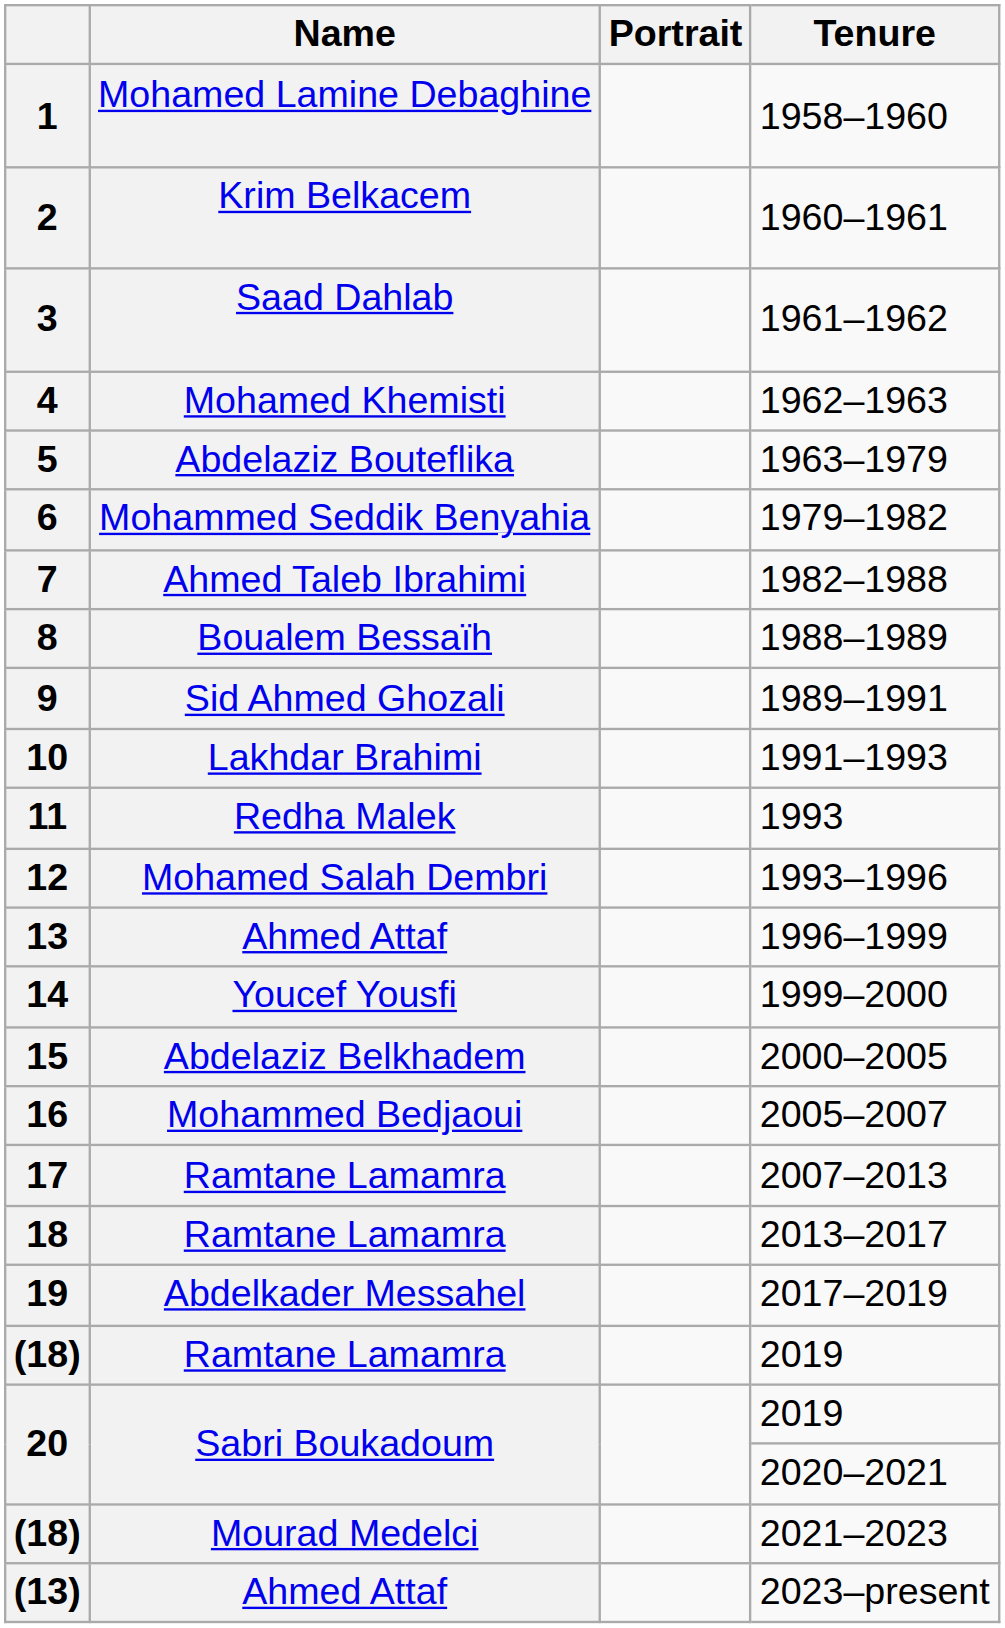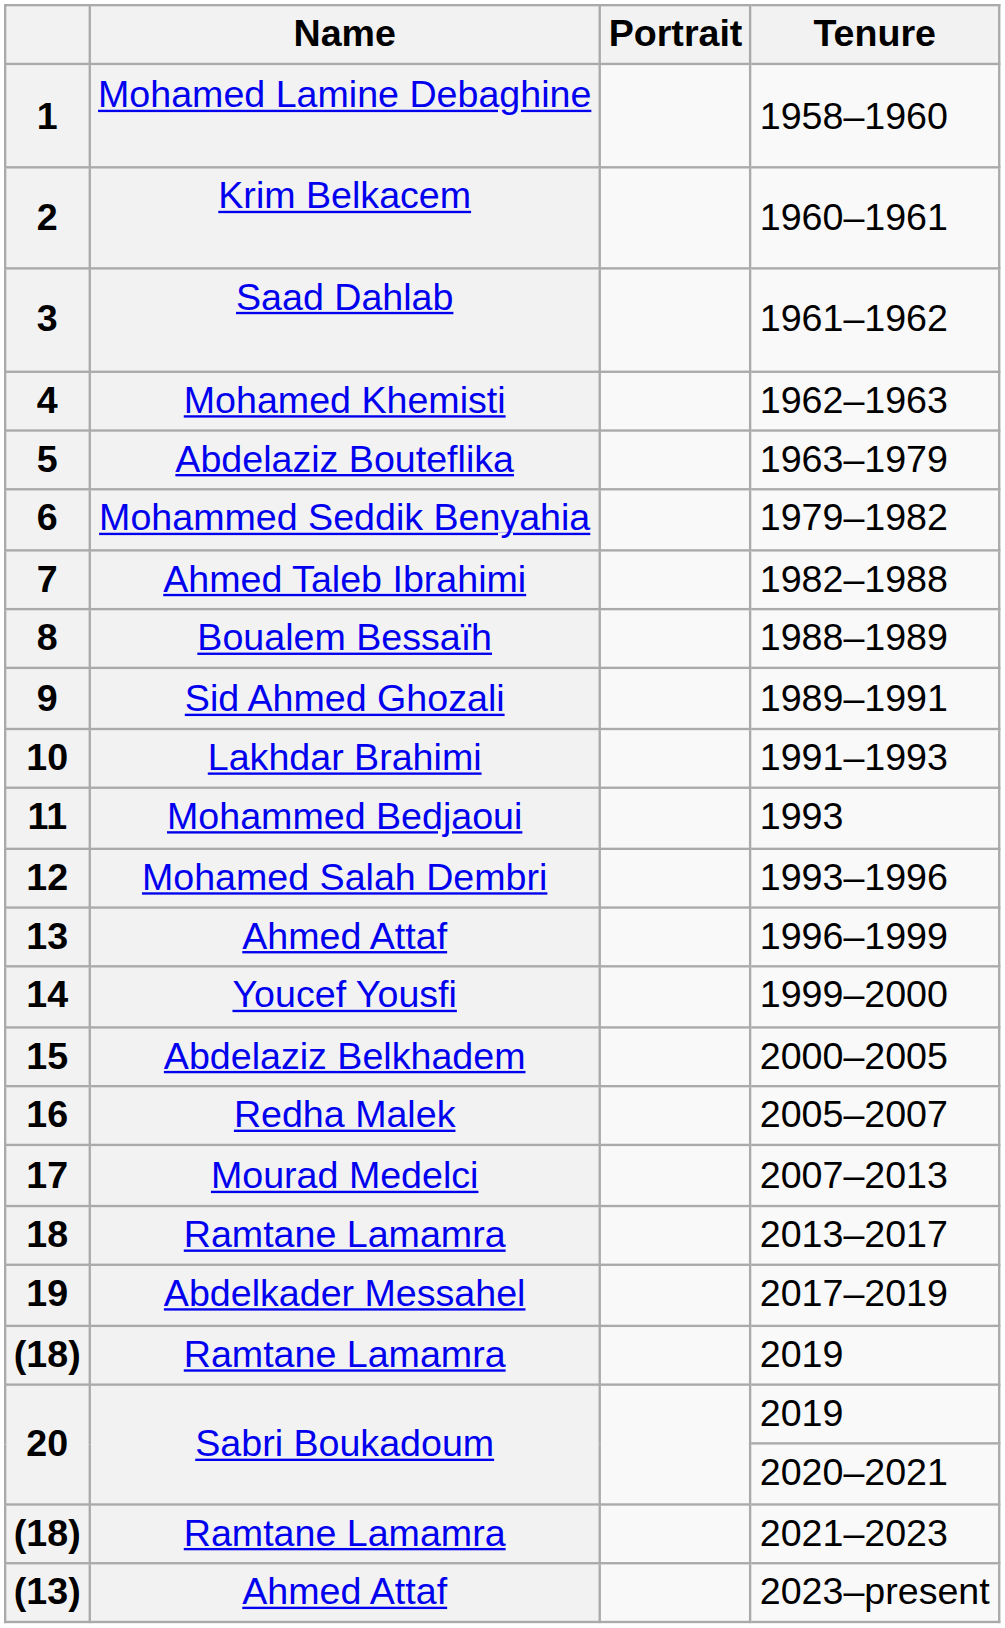(345, 817) Redha Malek -> (345, 817) Mohammed Bedjaoui
(345, 1115) Mohammed Bedjaoui -> (345, 1115) Redha Malek
(345, 1174) Ramtane Lamamra -> (345, 1174) Mourad Medelci
(345, 1532) Mourad Medelci -> (345, 1532) Ramtane Lamamra
